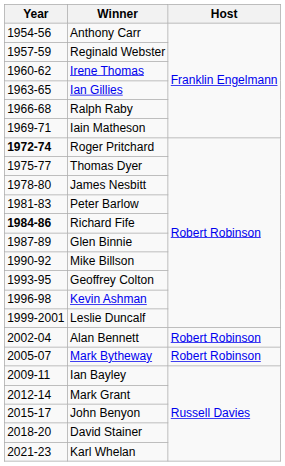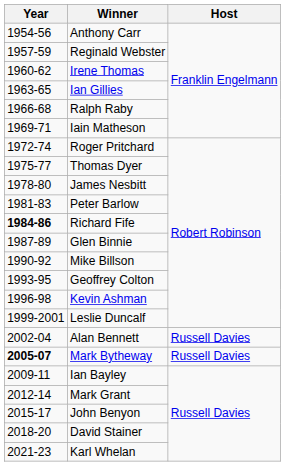(29, 147) bold -> (29, 147) normal
(216, 337) Robert Robinson -> (210, 337) Russell Davies
(29, 356) normal -> (29, 356) bold
(216, 356) Robert Robinson -> (210, 356) Russell Davies
